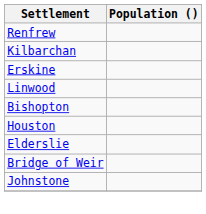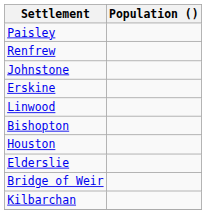+ row: (31, 32)
rows swapped: (38, 182) <-> (42, 51)
